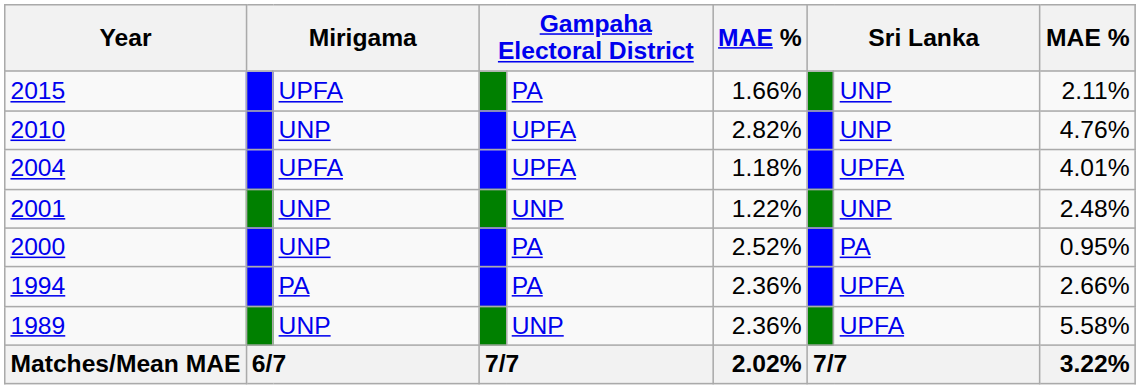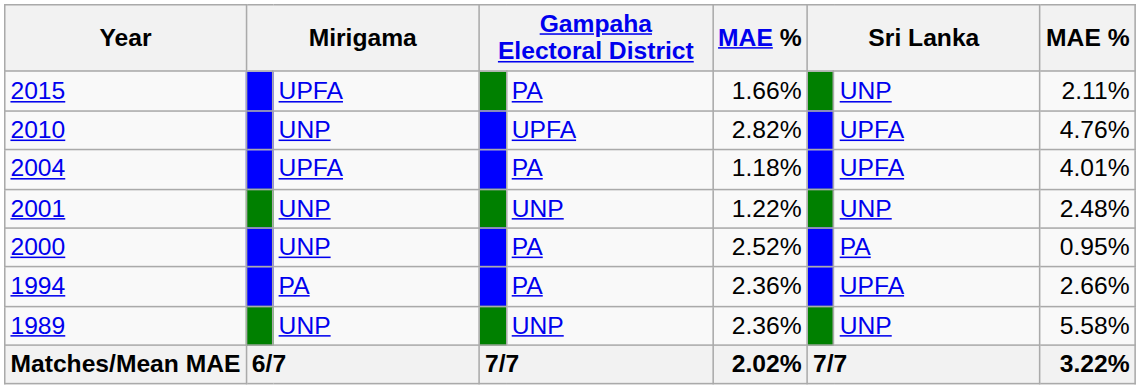(866, 129) UNP -> (872, 129) UPFA
(544, 168) UPFA -> (527, 168) PA
(872, 325) UPFA -> (866, 325) UNP
